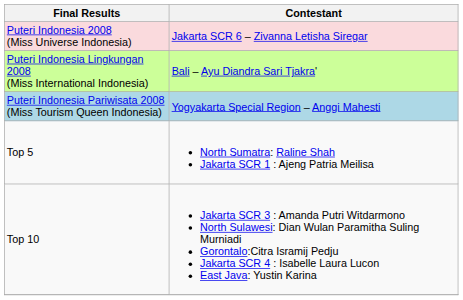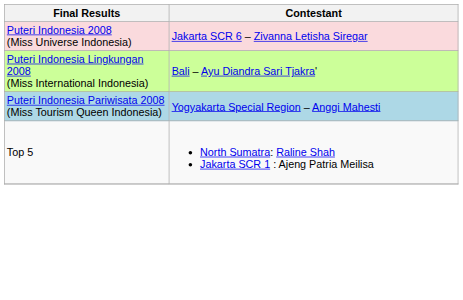- row: (23, 239)
